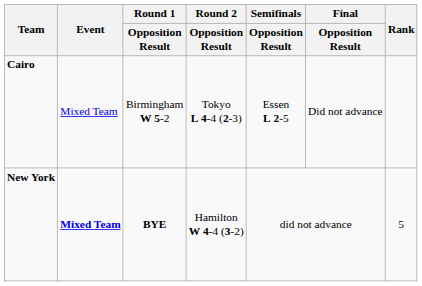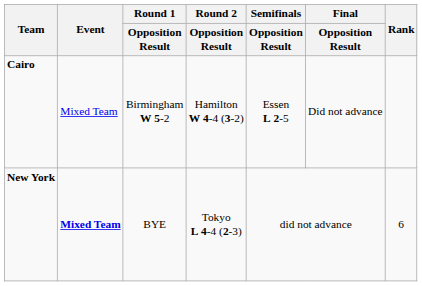(216, 112) Tokyo L 4-4 (2-3) -> (216, 112) Hamilton W 4-4 (3-2)
(155, 225) bold -> (155, 225) normal
(216, 225) Hamilton W 4-4 (3-2) -> (216, 225) Tokyo L 4-4 (2-3)
(401, 225) 5 -> (401, 225) 6
